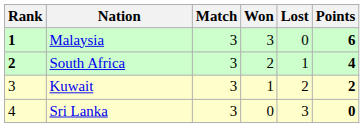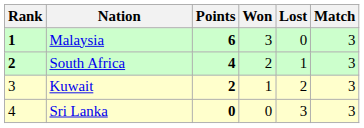columns swapped: (217, 16) <-> (335, 16)
